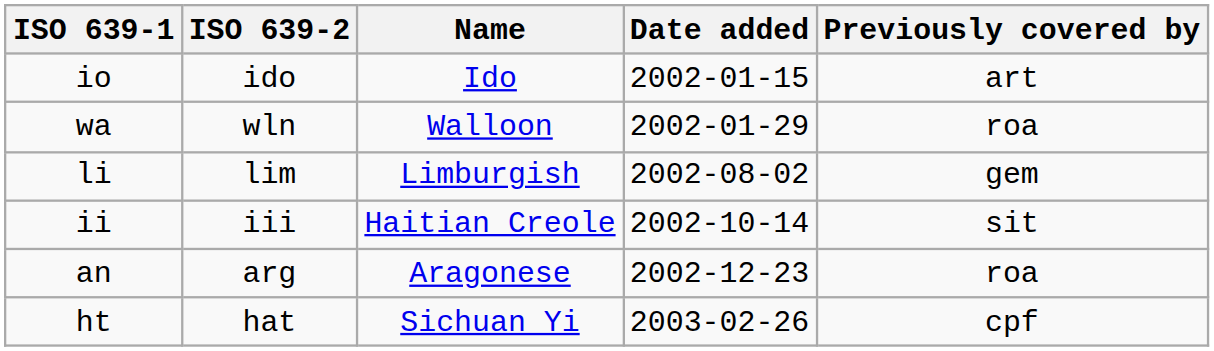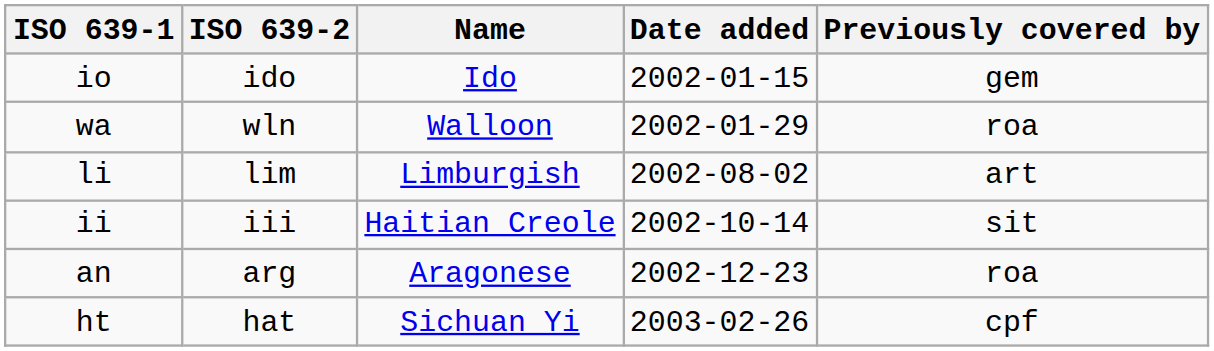(1012, 78) art -> (1012, 78) gem
(1012, 176) gem -> (1012, 176) art
